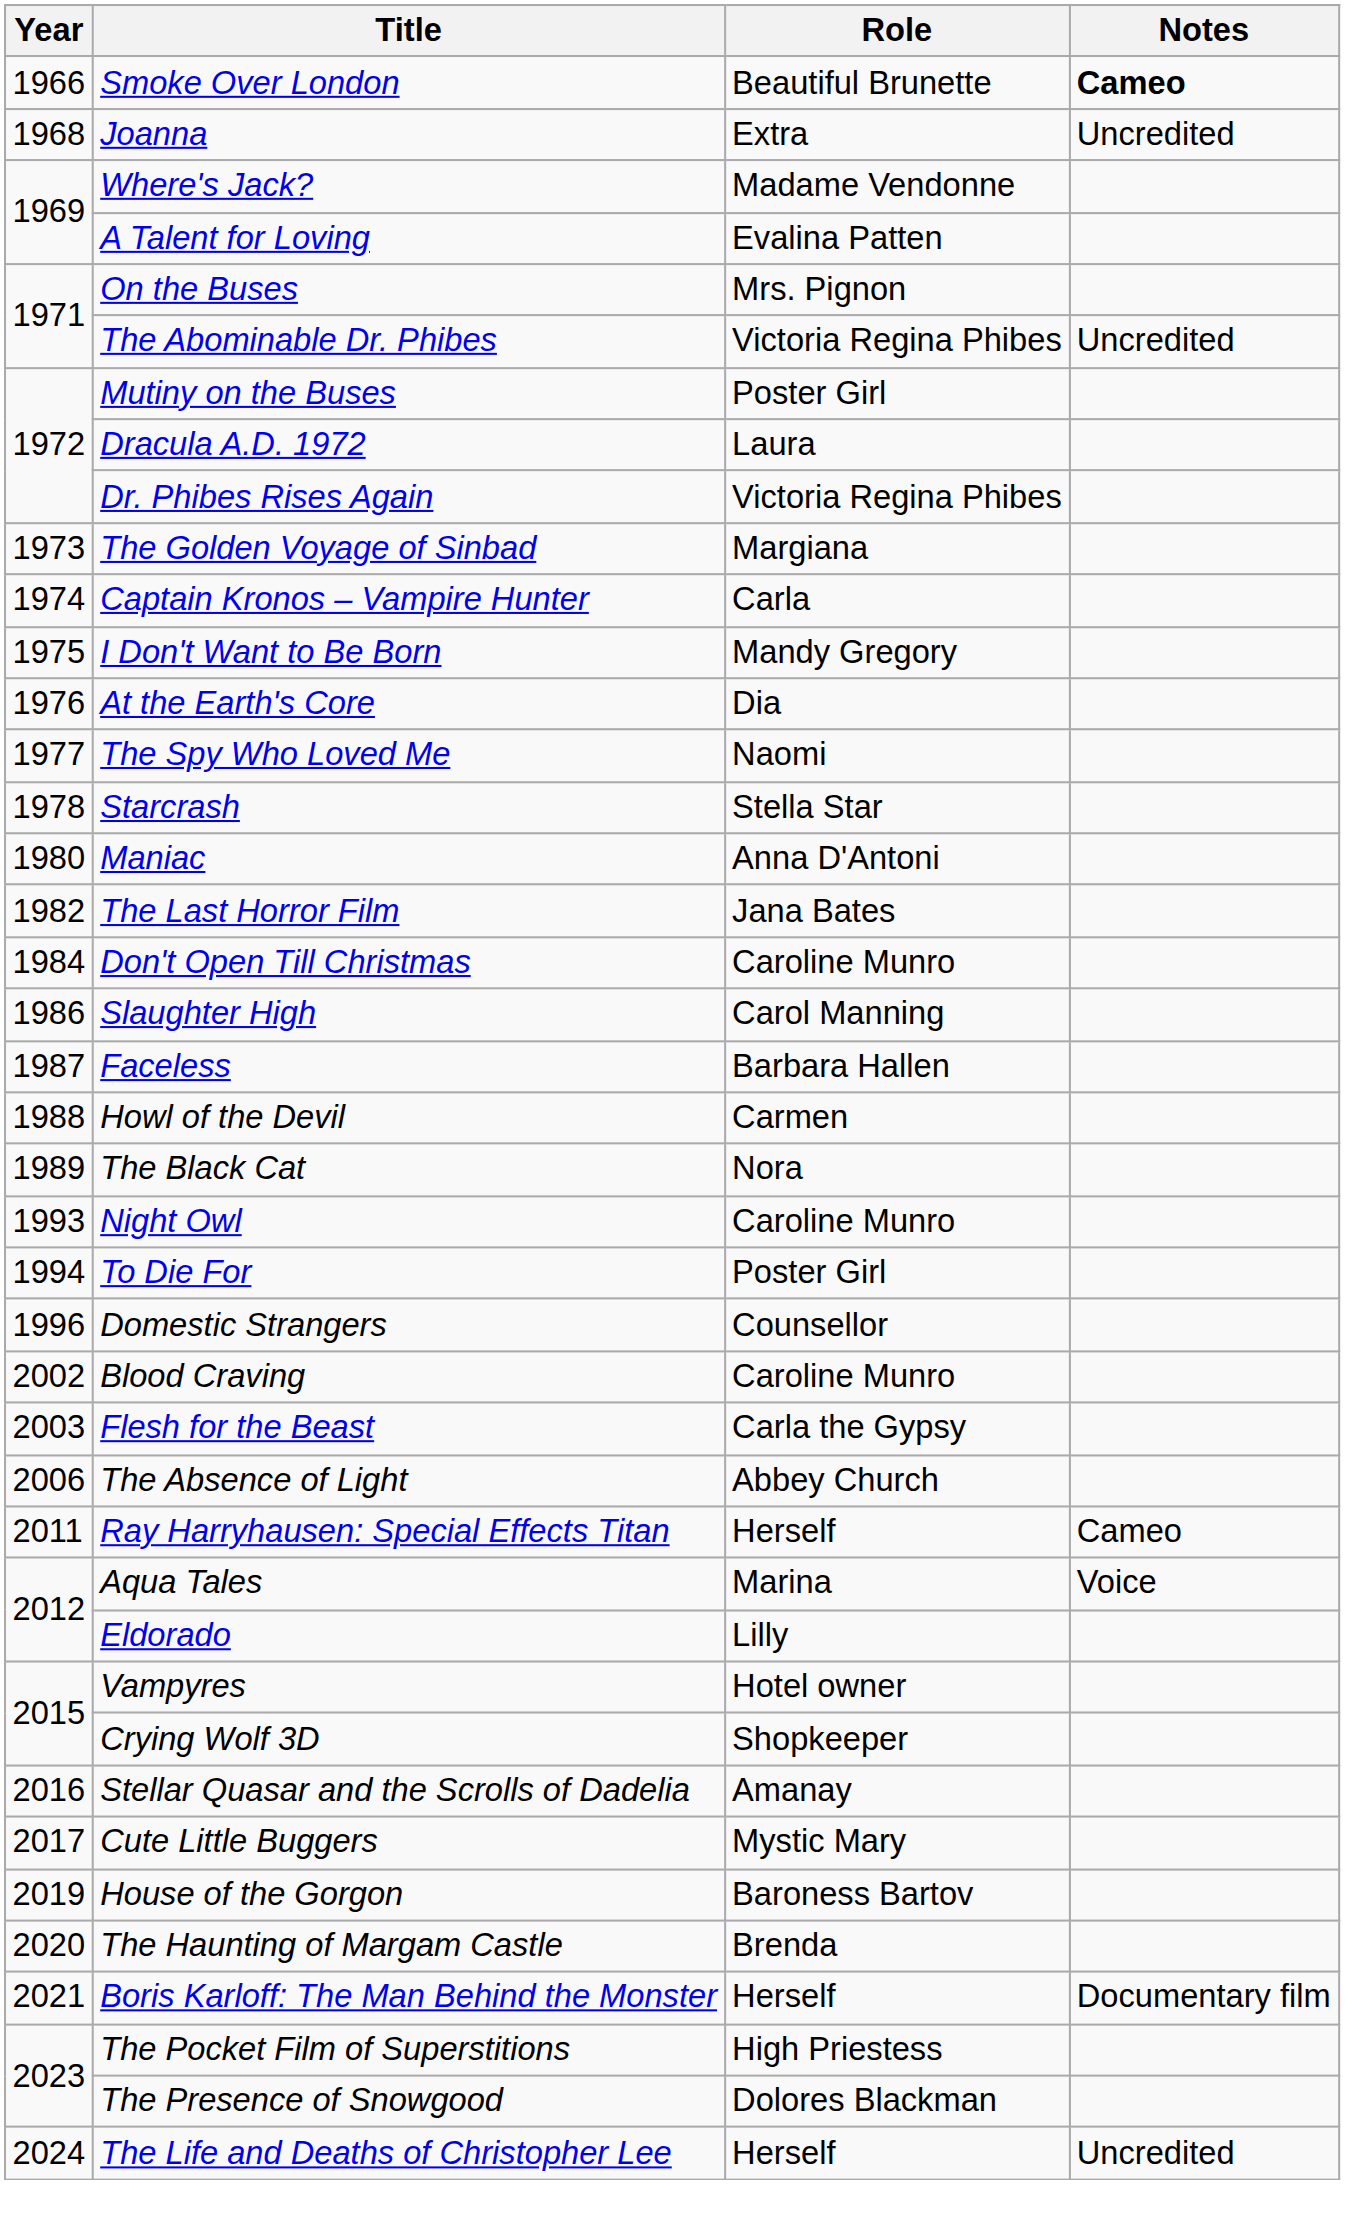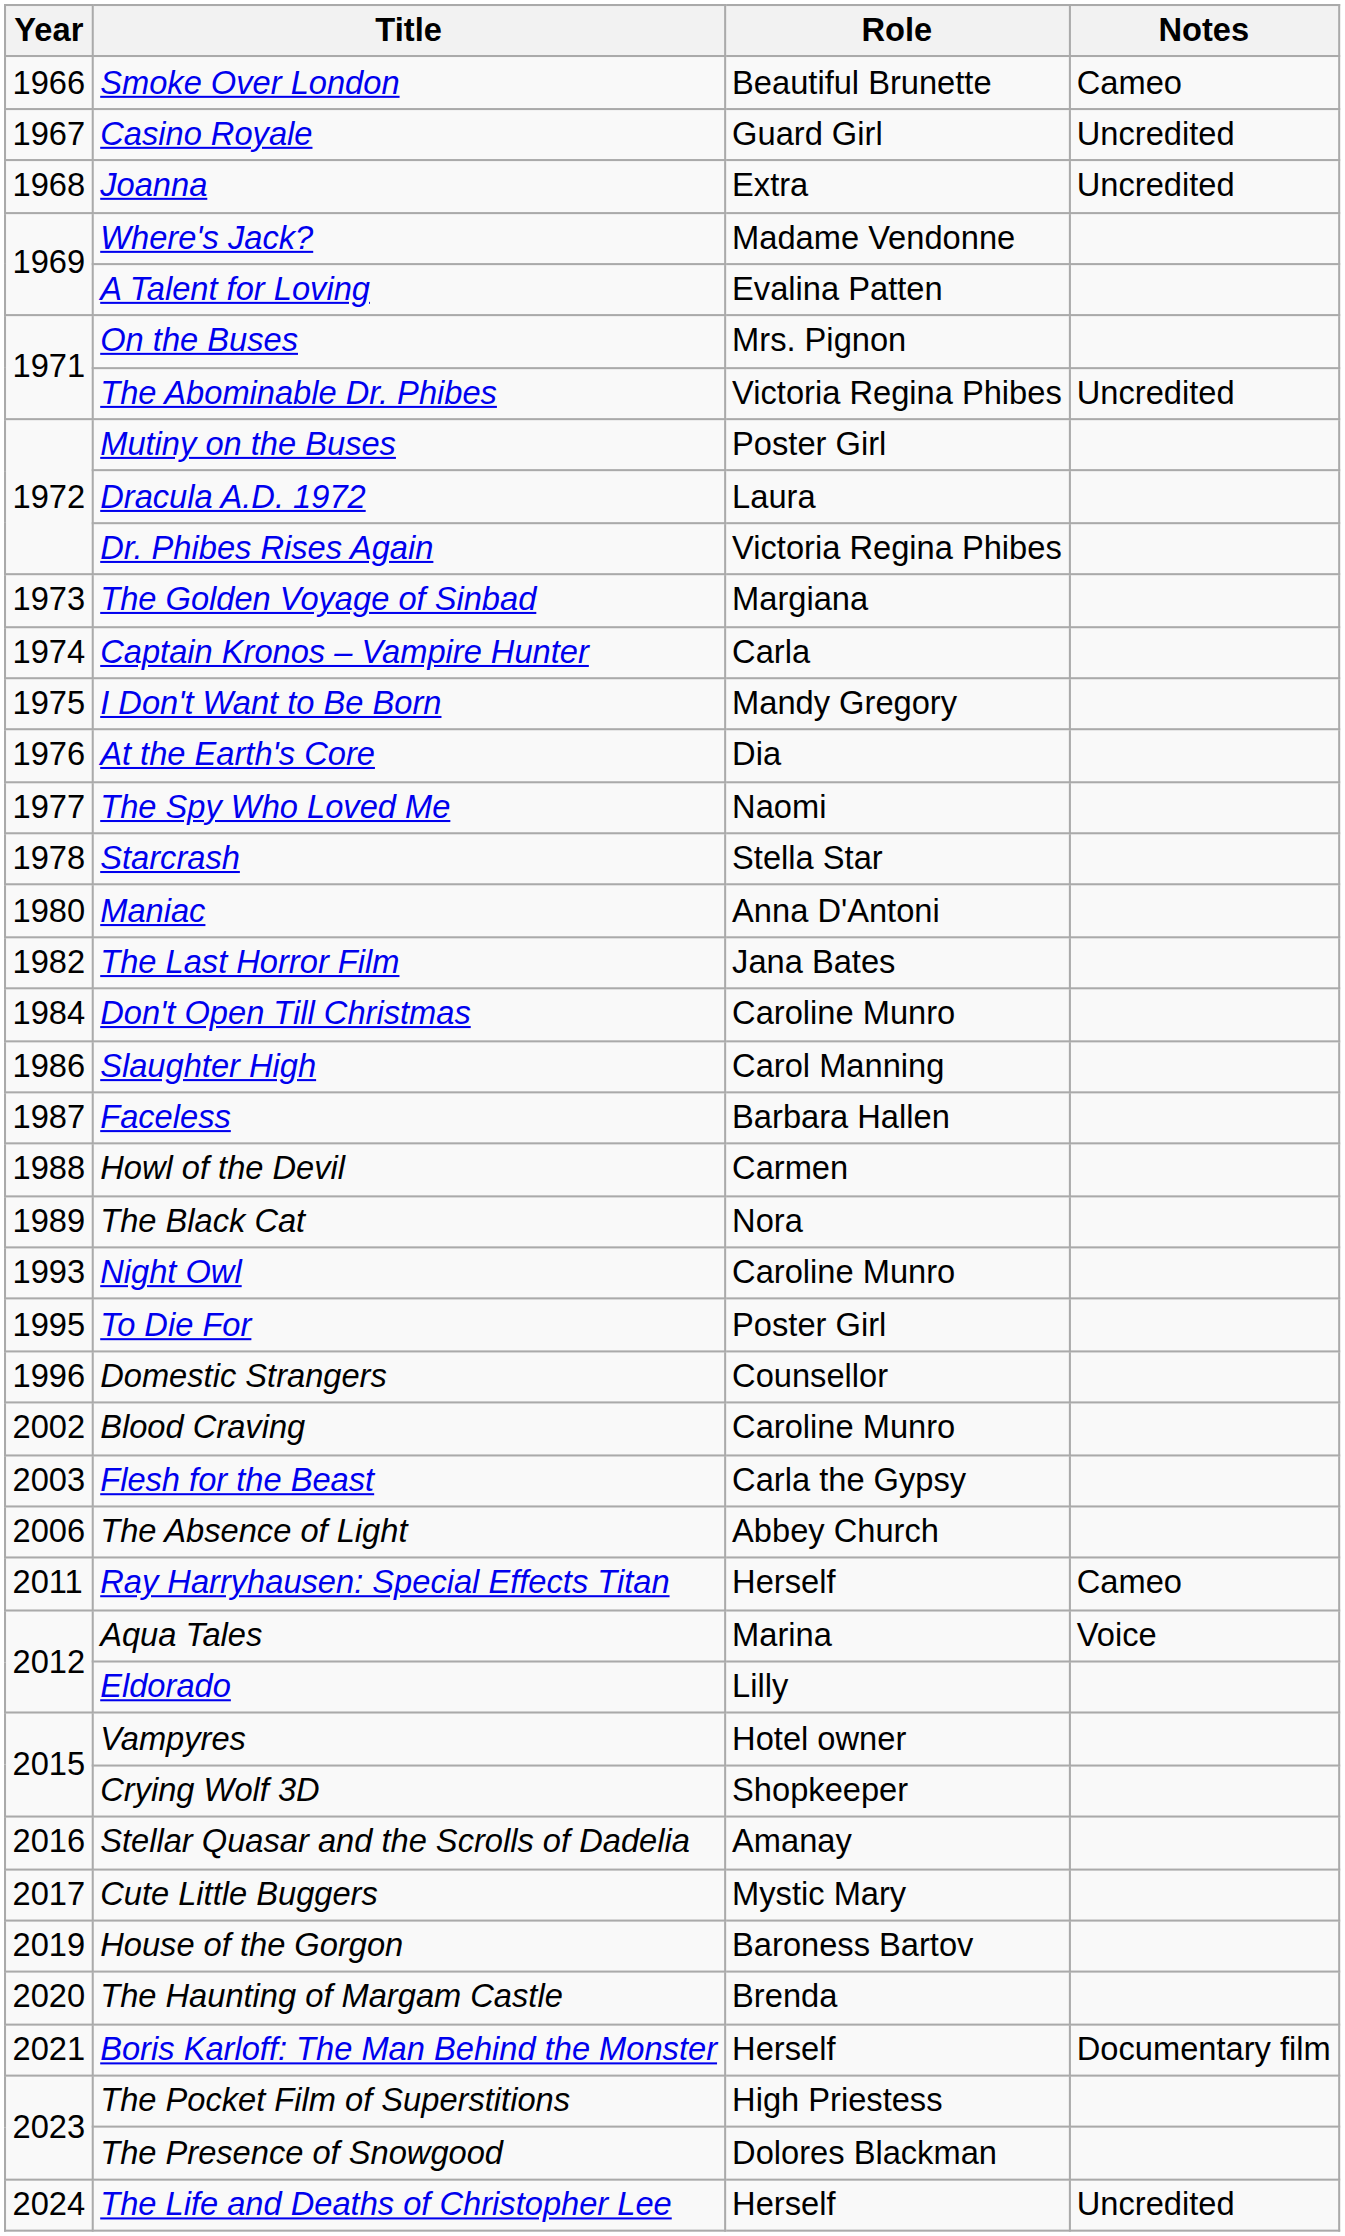(1131, 82) bold -> (1129, 82) normal
+ row: (206, 133)
(49, 1272) 1994 -> (49, 1324) 1995
